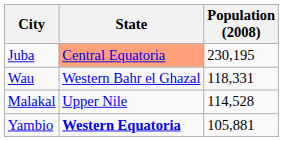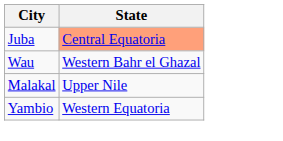- column: (241, 24)
(121, 124) bold -> (116, 108) normal
